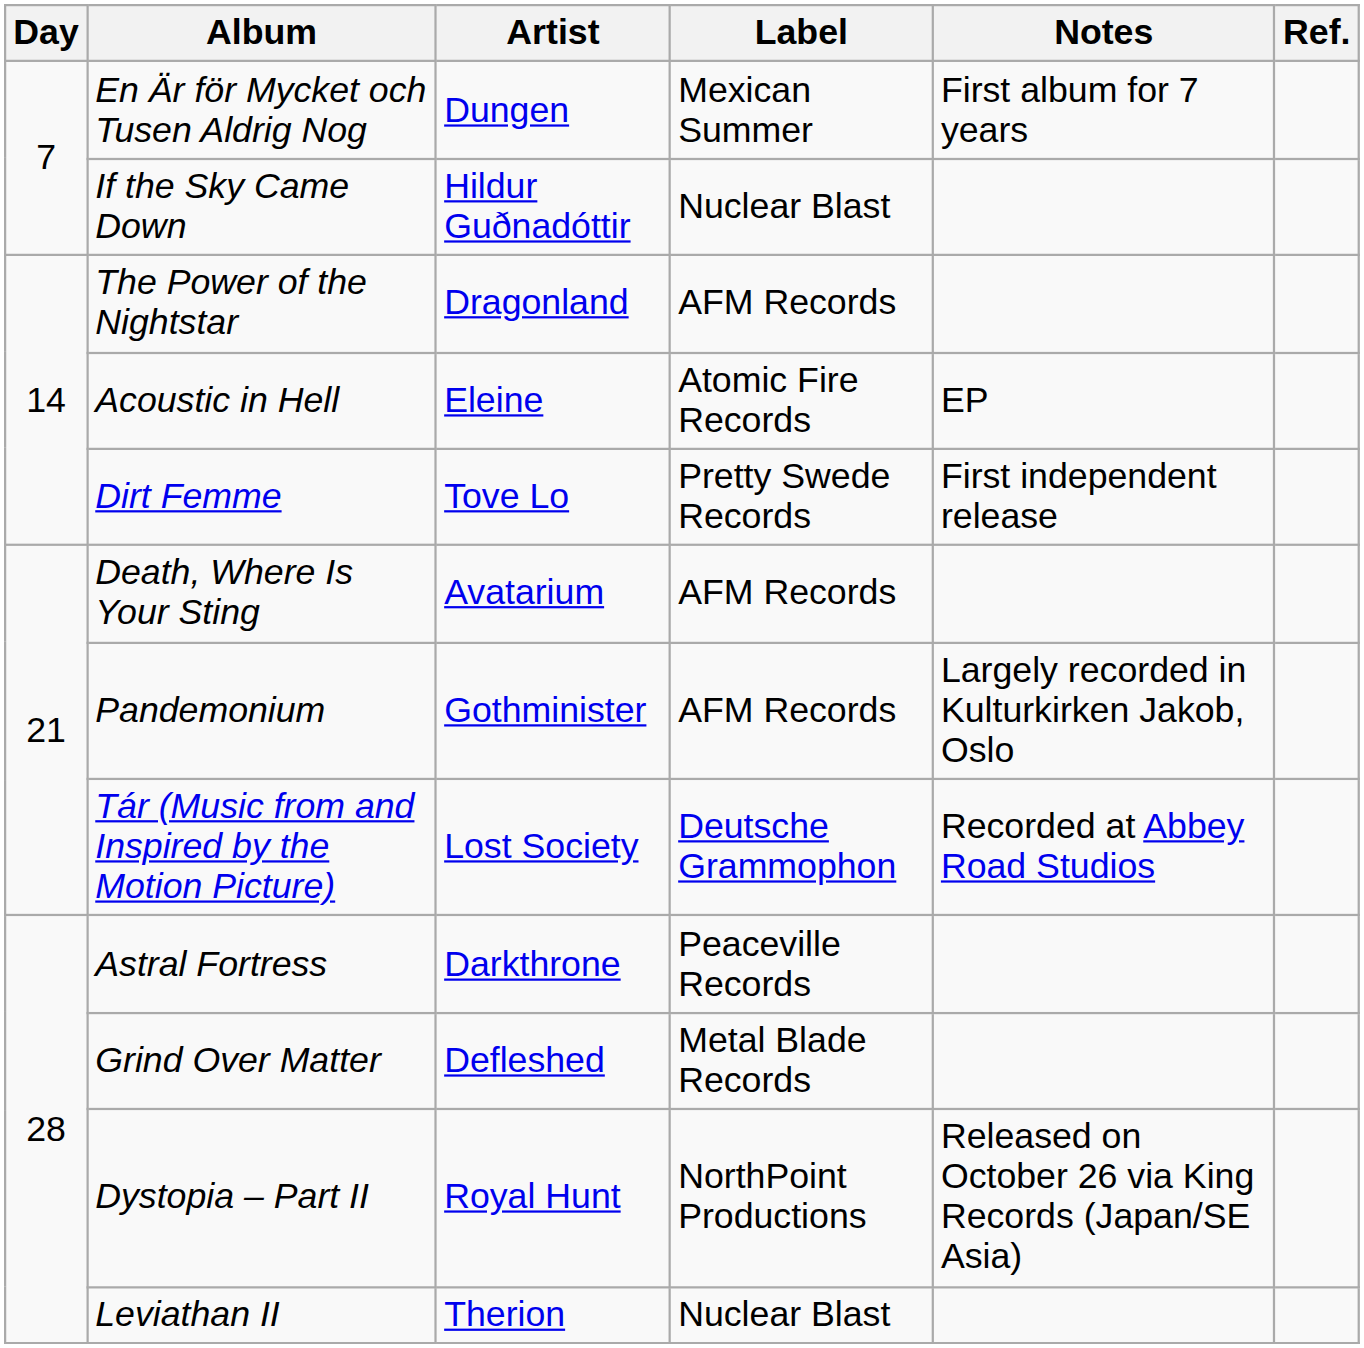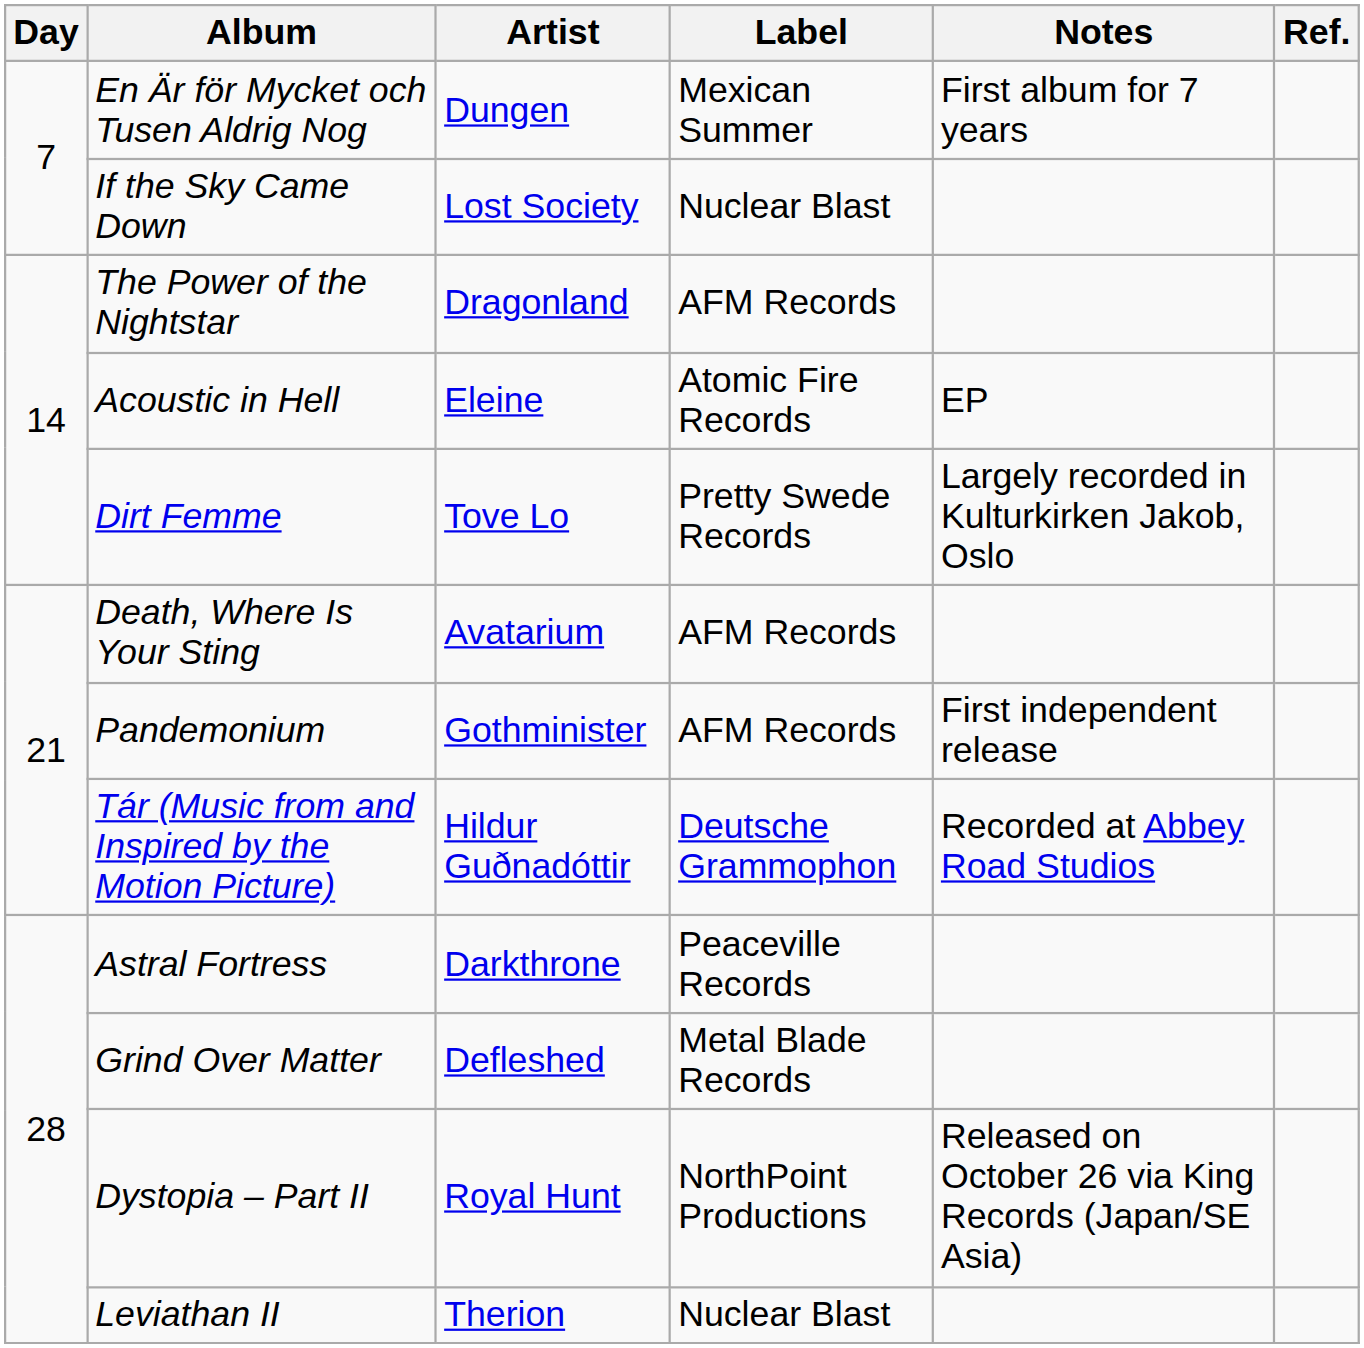(537, 206) Hildur Guðnadóttir -> (541, 206) Lost Society
(1079, 496) First independent release -> (1094, 516) Largely recorded in Kulturkirken Jakob, Oslo
(1094, 709) Largely recorded in Kulturkirken Jakob, Oslo -> (1079, 729) First independent release
(541, 846) Lost Society -> (537, 846) Hildur Guðnadóttir
